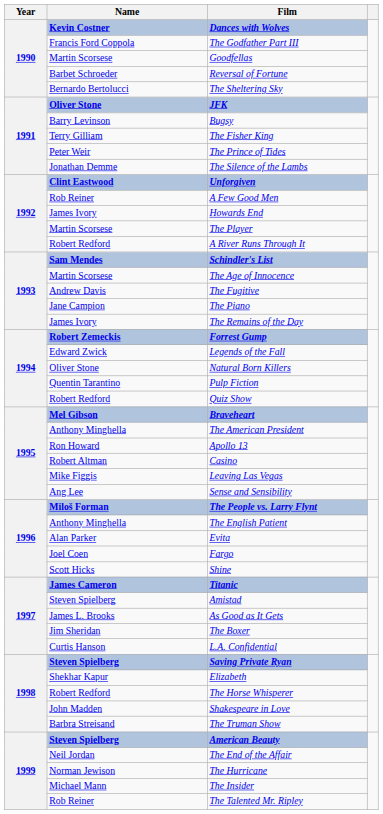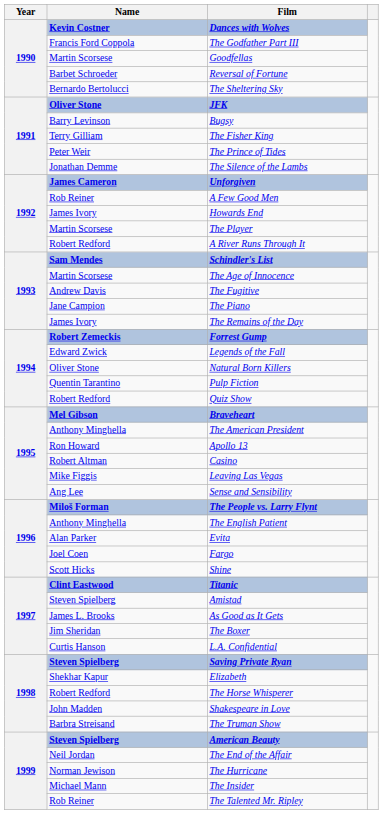(81, 182) Clint Eastwood -> (83, 182) James Cameron
(83, 584) James Cameron -> (81, 584) Clint Eastwood
